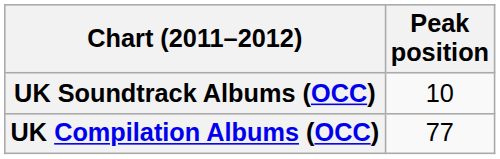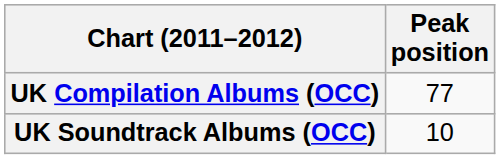rows swapped: (195, 133) <-> (195, 93)
